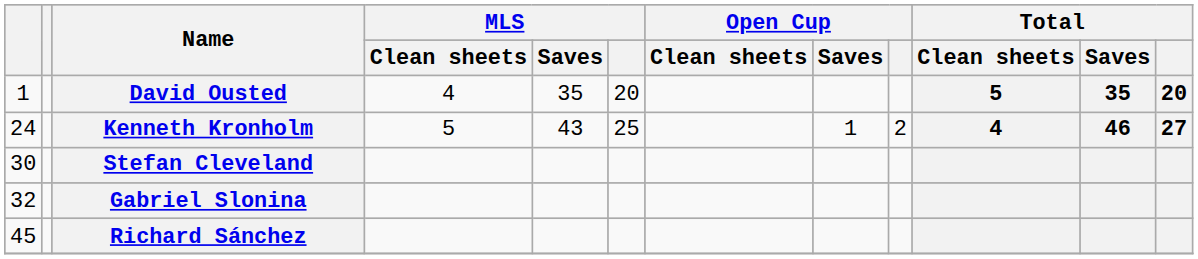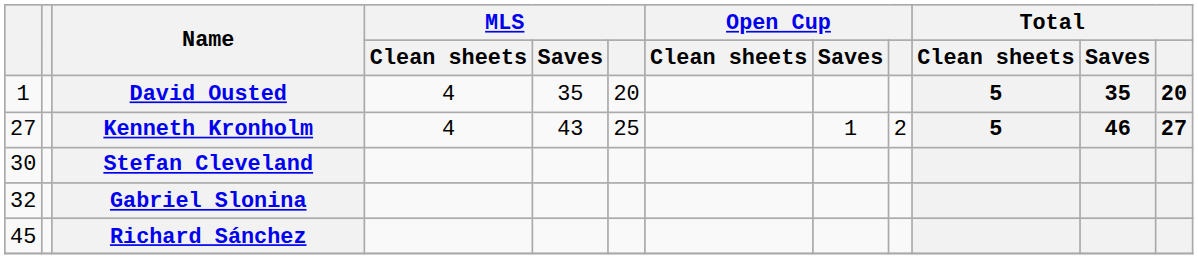(23, 129) 24 -> (23, 129) 27
(448, 129) 5 -> (448, 129) 4
(996, 129) 4 -> (996, 129) 5
